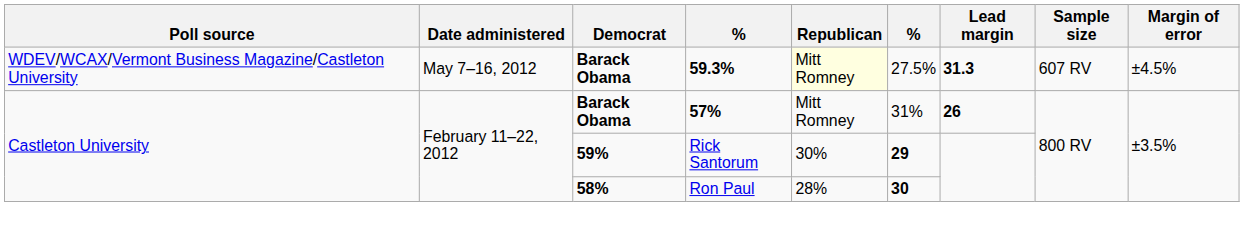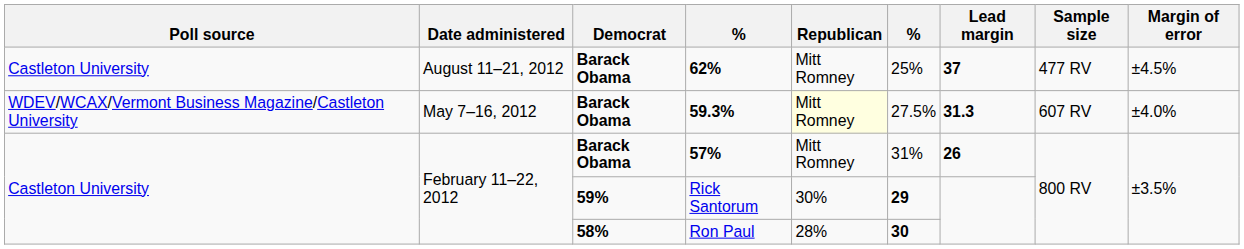+ row: (705, 68)
(1154, 68) ±4.5% -> (1154, 111) ±4.0%
